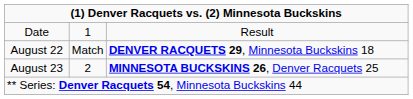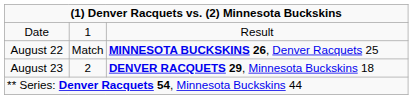(241, 49) DENVER RACQUETS 29, Minnesota Buckskins 18 -> (244, 49) MINNESOTA BUCKSKINS 26, Denver Racquets 25
(244, 67) MINNESOTA BUCKSKINS 26, Denver Racquets 25 -> (241, 67) DENVER RACQUETS 29, Minnesota Buckskins 18
